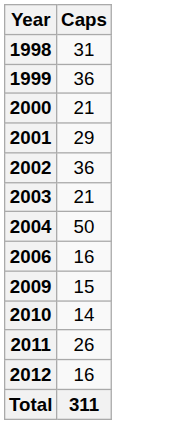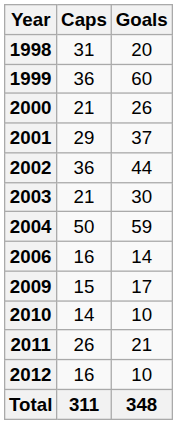+ column: (142, 20)
